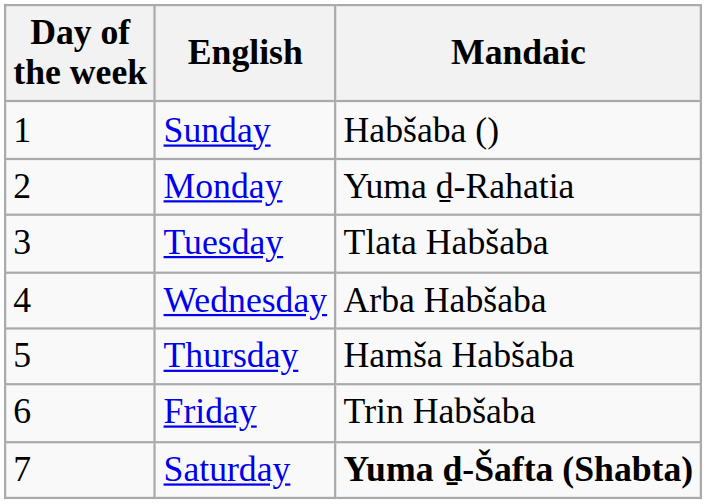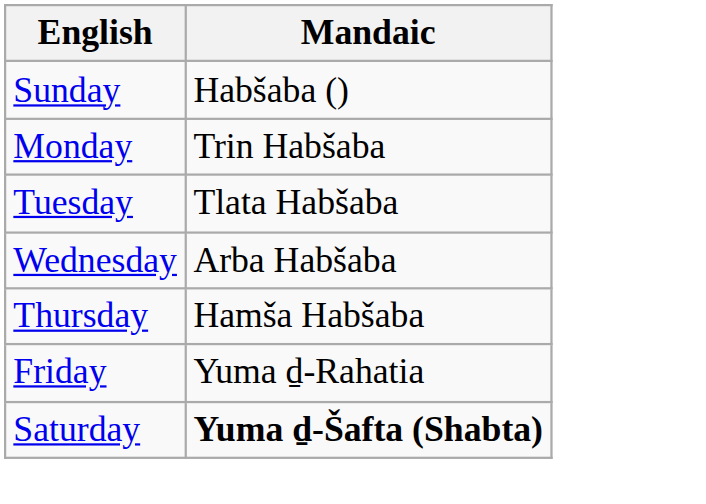- column: (80, 52)
(459, 186) Yuma ḏ-Rahatia -> (289, 145) Trin Habšaba
(440, 412) Trin Habšaba -> (309, 372) Yuma ḏ-Rahatia
